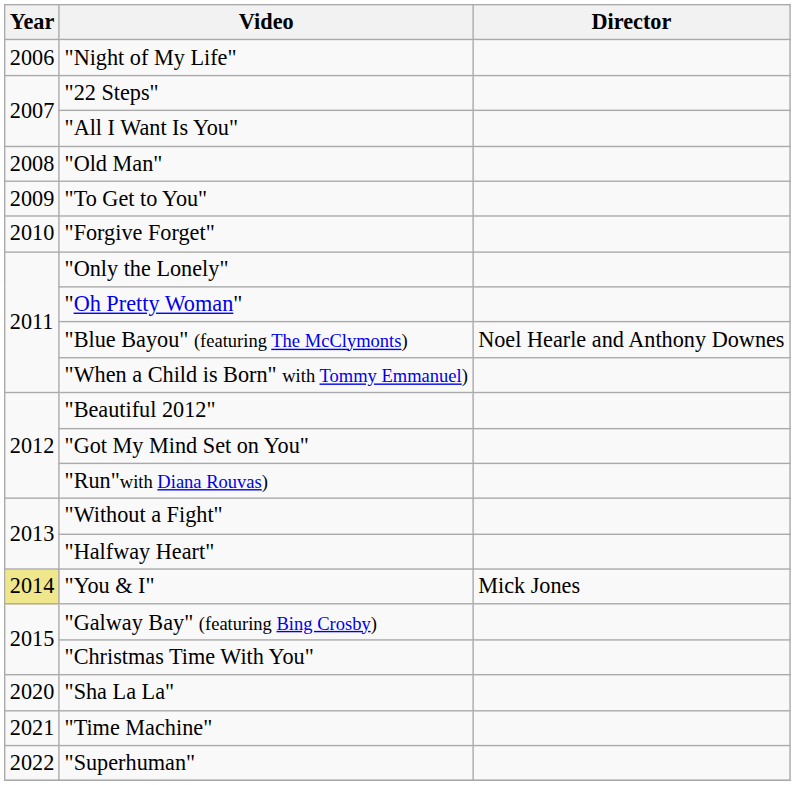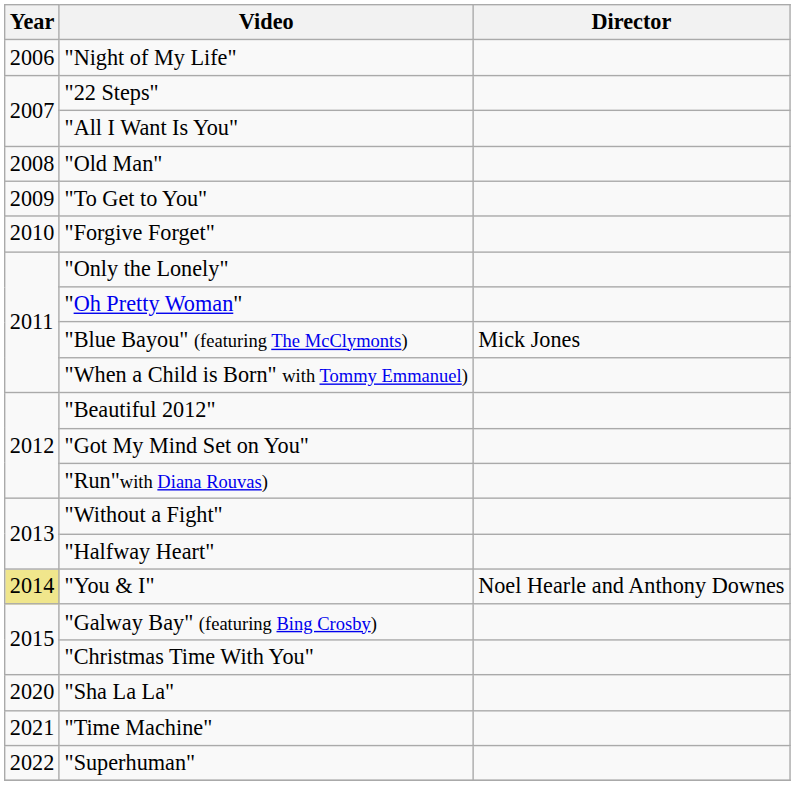(631, 339) Noel Hearle and Anthony Downes -> (529, 339) Mick Jones
(529, 586) Mick Jones -> (631, 586) Noel Hearle and Anthony Downes
